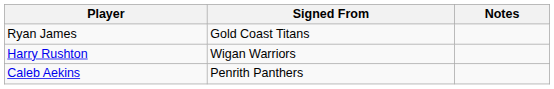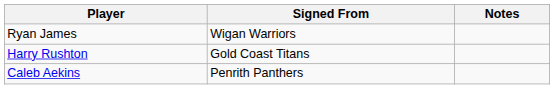(260, 34) Gold Coast Titans -> (253, 34) Wigan Warriors
(253, 53) Wigan Warriors -> (260, 53) Gold Coast Titans
